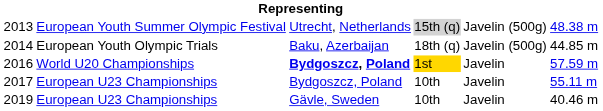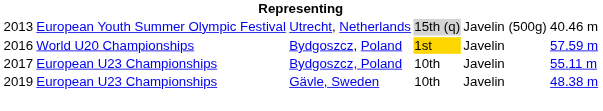(574, 27) 48.38 m -> (574, 27) 40.46 m
- row: (18, 45)
(350, 63) bold -> (346, 45) normal
(574, 100) 40.46 m -> (574, 82) 48.38 m
